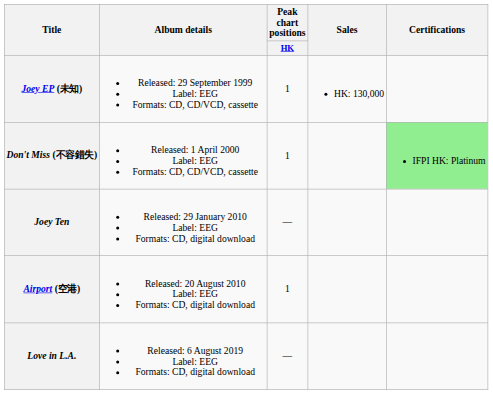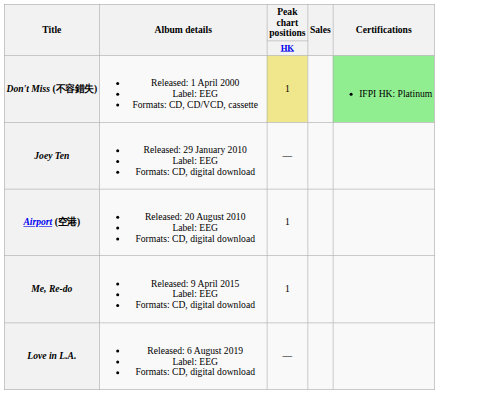- row: (52, 88)
(287, 155) no background -> (287, 88) khaki background
+ row: (52, 289)
